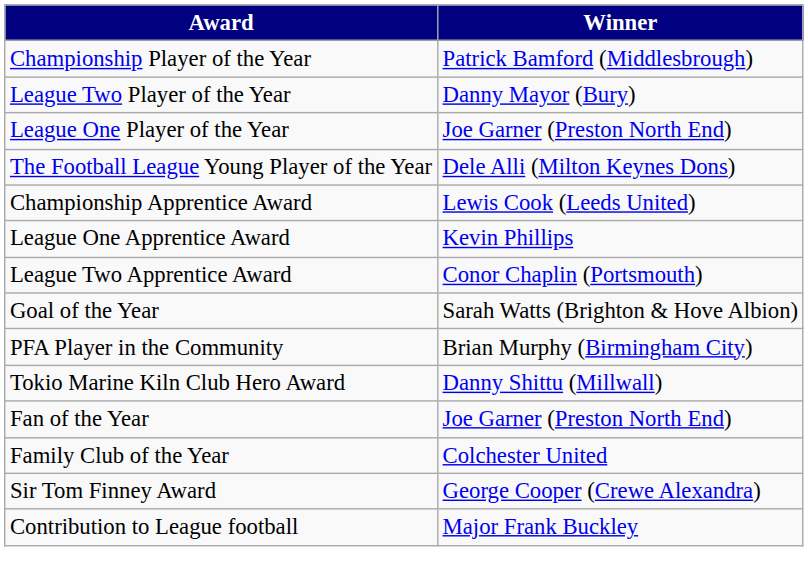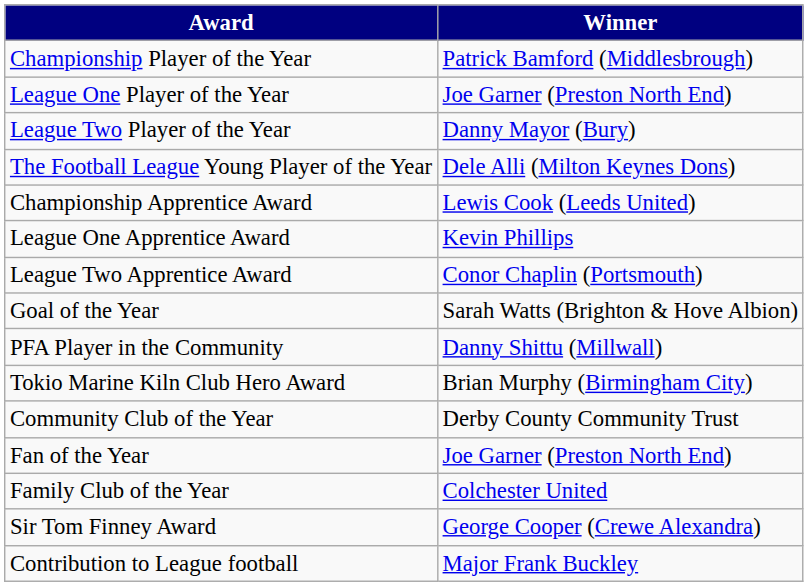rows swapped: (149, 130) <-> (150, 94)
(598, 346) Brian Murphy (Birmingham City) -> (552, 346) Danny Shittu (Millwall)
(552, 382) Danny Shittu (Millwall) -> (598, 382) Brian Murphy (Birmingham City)
+ row: (142, 418)
